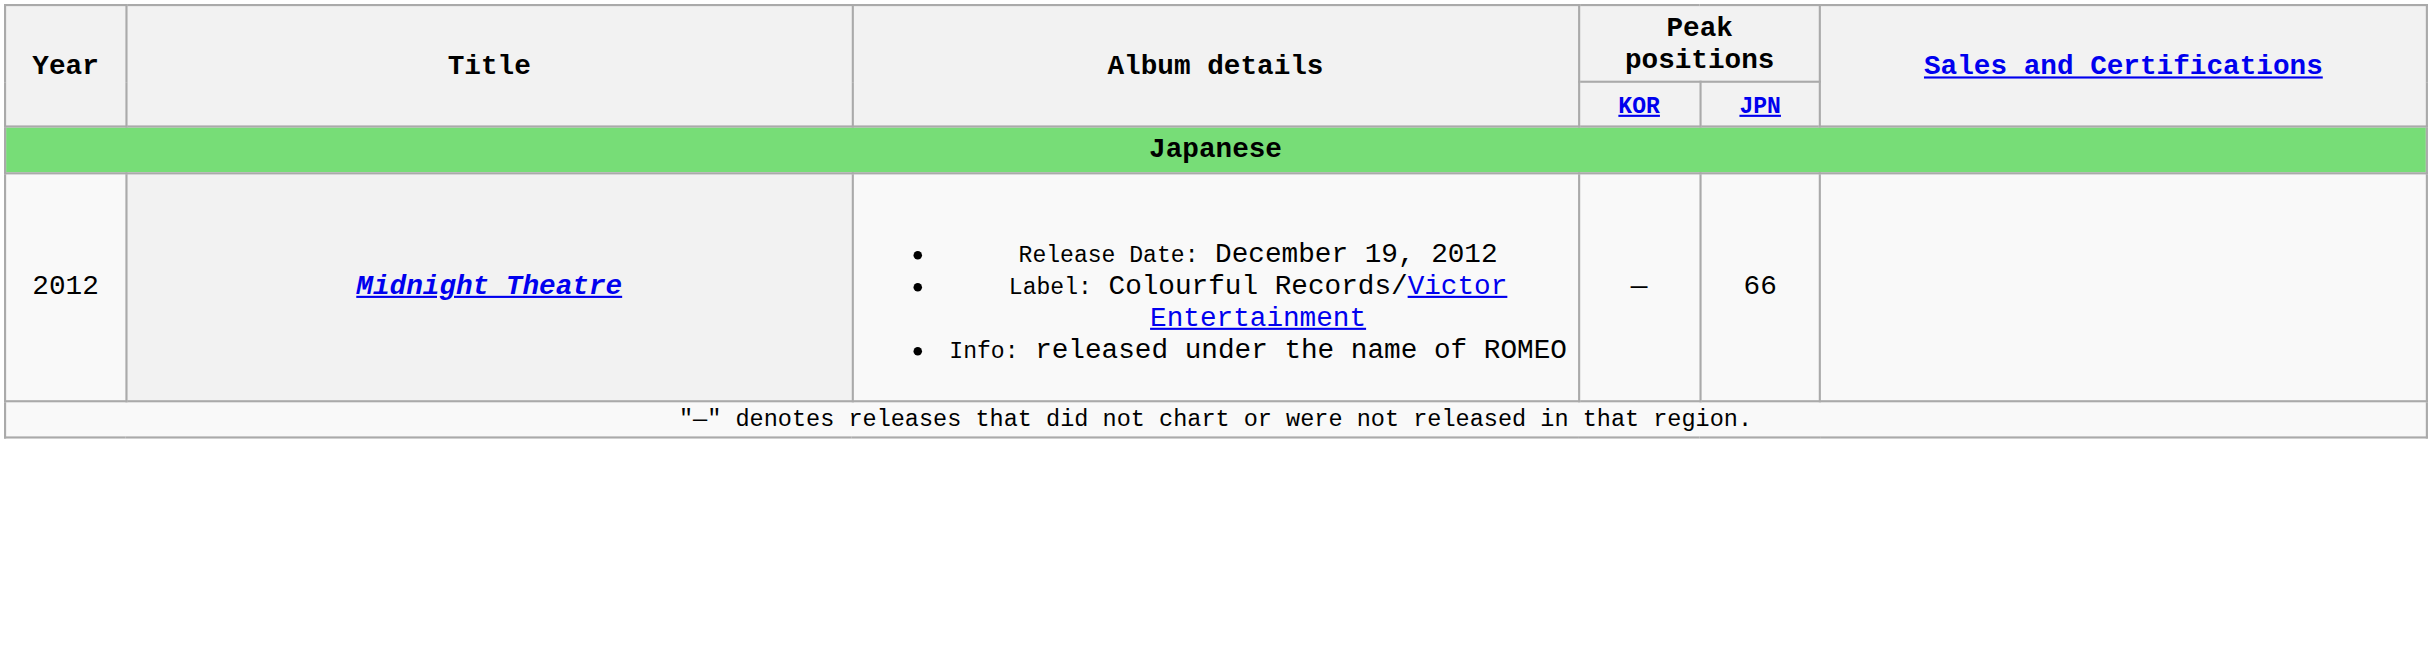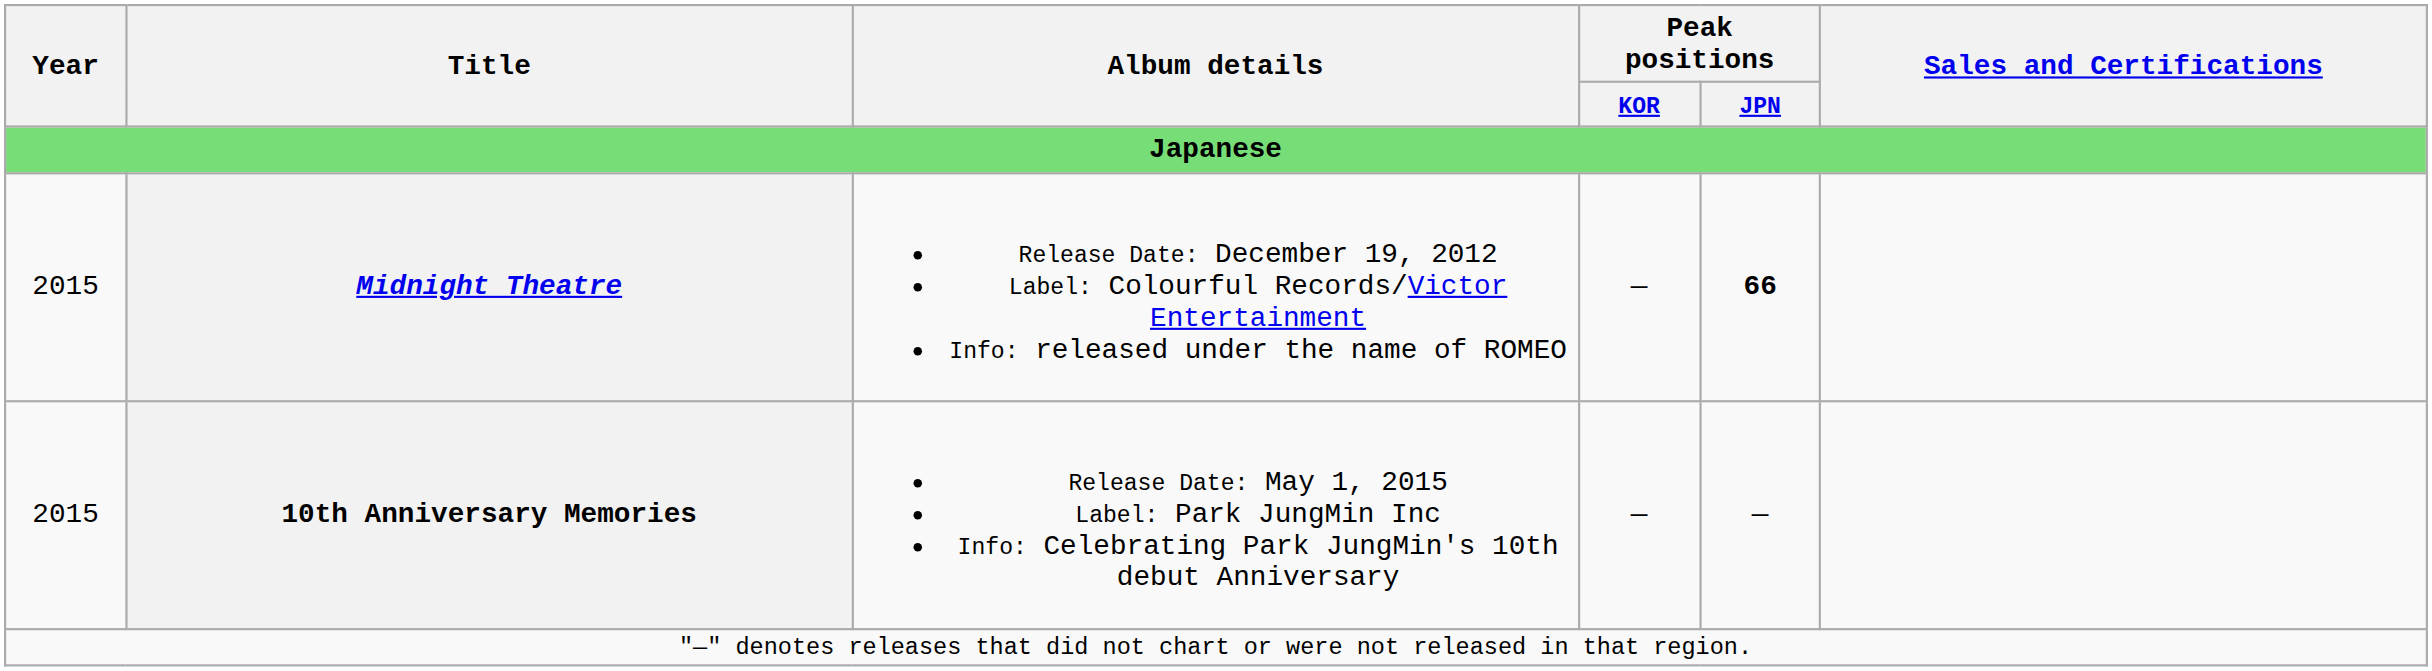(66, 287) 2012 -> (66, 287) 2015
(1760, 287) normal -> (1760, 287) bold
+ row: (489, 515)
